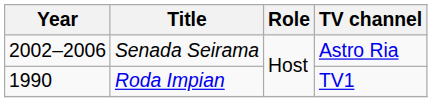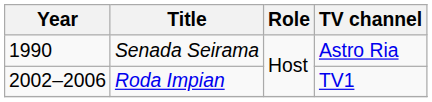(58, 50) 2002–2006 -> (31, 50) 1990
(31, 81) 1990 -> (58, 81) 2002–2006
